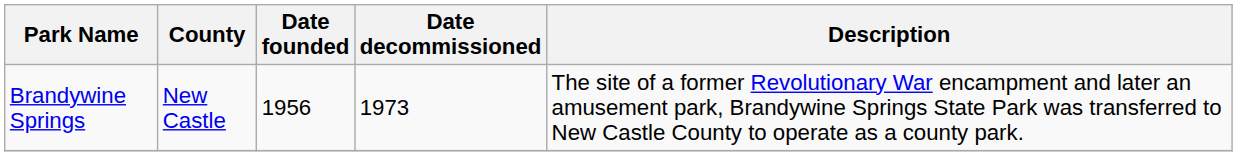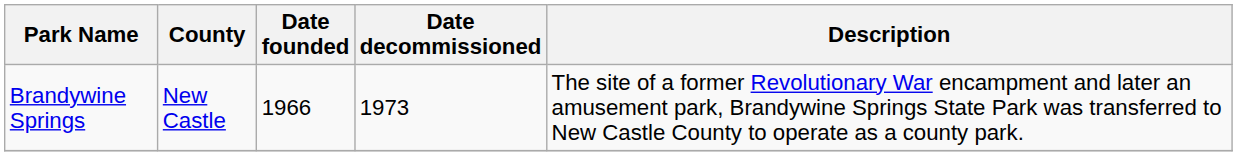(286, 107) 1956 -> (286, 107) 1966
